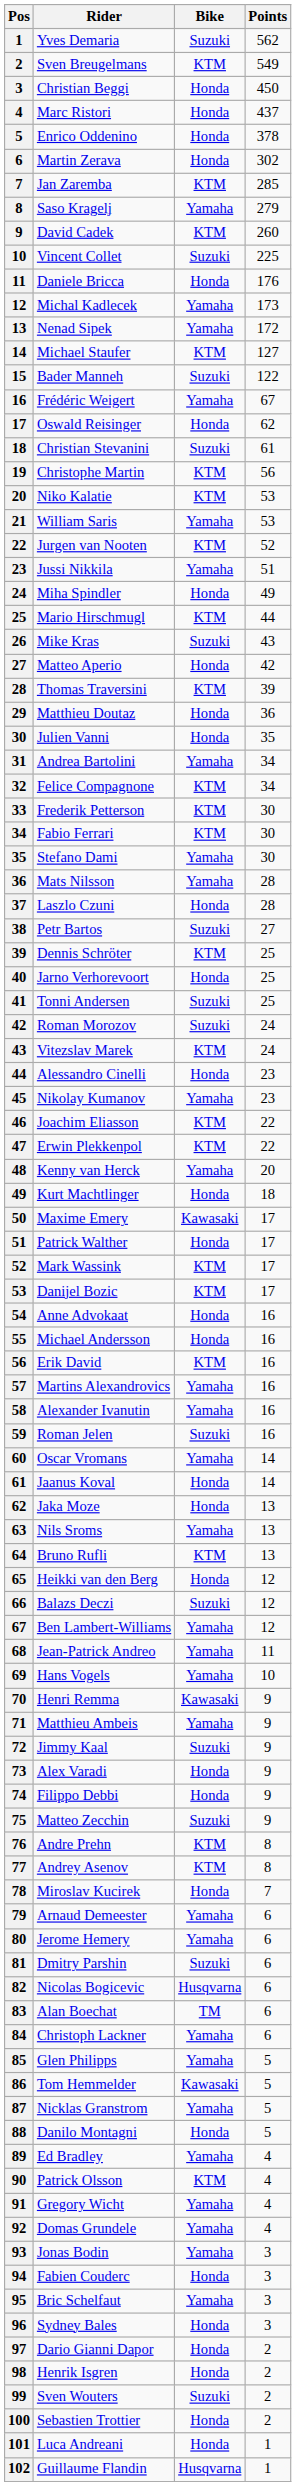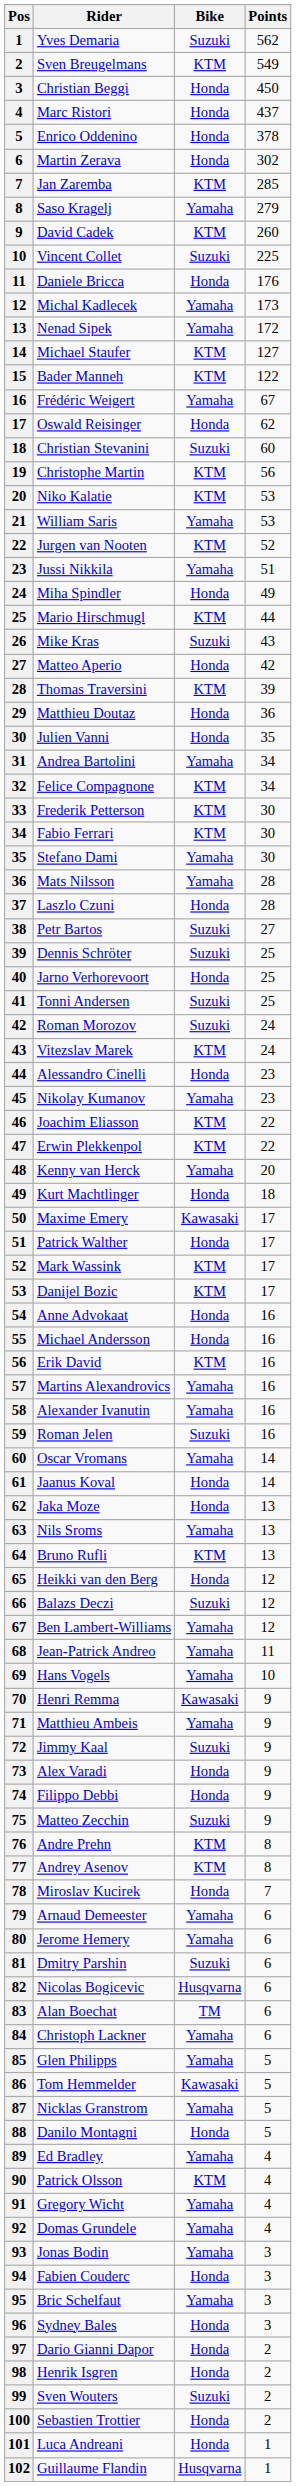(210, 377) Suzuki -> (210, 377) KTM
(268, 449) 61 -> (268, 449) 60
(210, 954) KTM -> (210, 954) Suzuki
